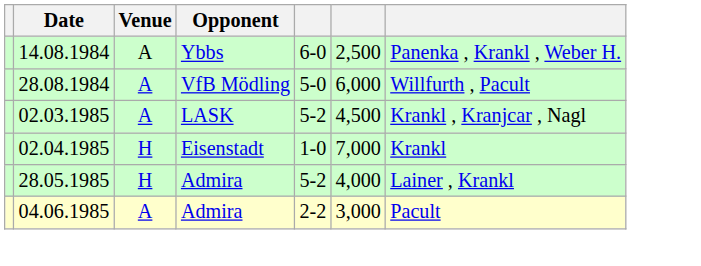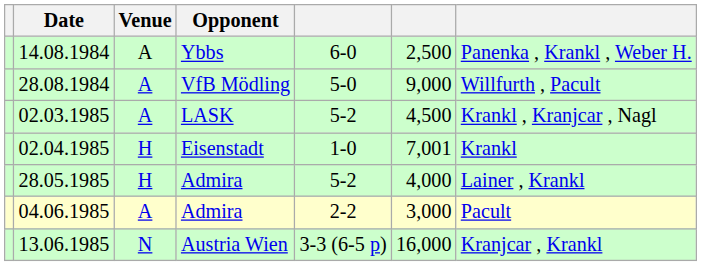(358, 84) 6,000 -> (429, 84) 9,000
(358, 148) 7,000 -> (429, 148) 7,001
+ row: (64, 244)
